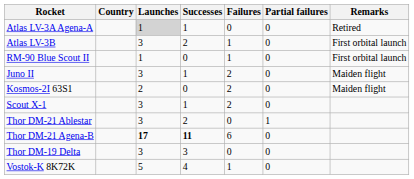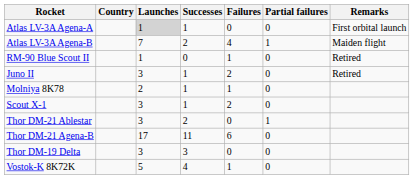(347, 27) Retired -> (369, 27) First orbital launch
+ row: (50, 43)
- row: (31, 43)
(369, 58) First orbital launch -> (347, 58) Retired
(359, 74) Maiden flight -> (347, 74) Retired
- row: (39, 89)
+ row: (35, 89)
(143, 136) bold -> (143, 136) normal
(187, 136) bold -> (187, 136) normal
